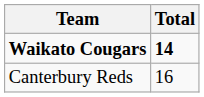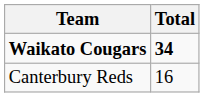(164, 48) 14 -> (164, 48) 34
